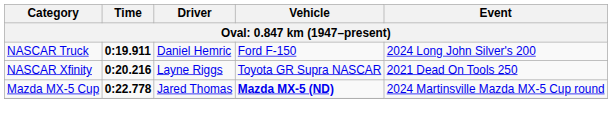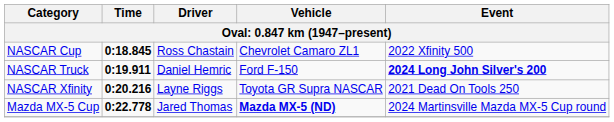+ row: (44, 51)
(461, 51) normal -> (467, 70) bold
